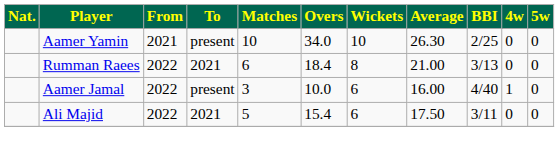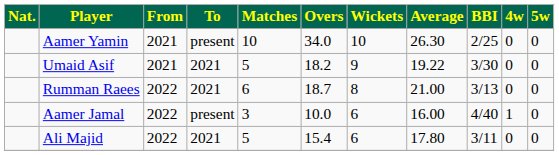+ row: (78, 65)
(318, 65) 18.4 -> (318, 89) 18.7
(428, 114) 17.50 -> (428, 138) 17.80
